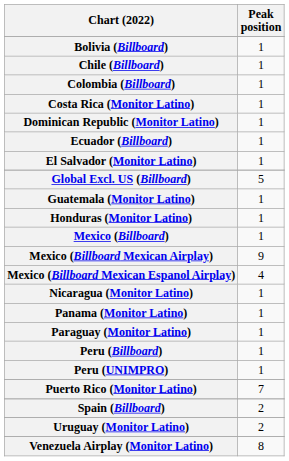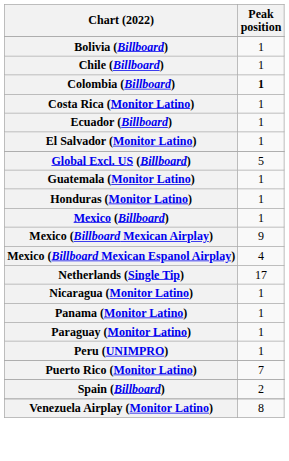(261, 84) normal -> (261, 84) bold
- row: (121, 122)
+ row: (121, 274)
- row: (121, 351)
- row: (121, 427)
